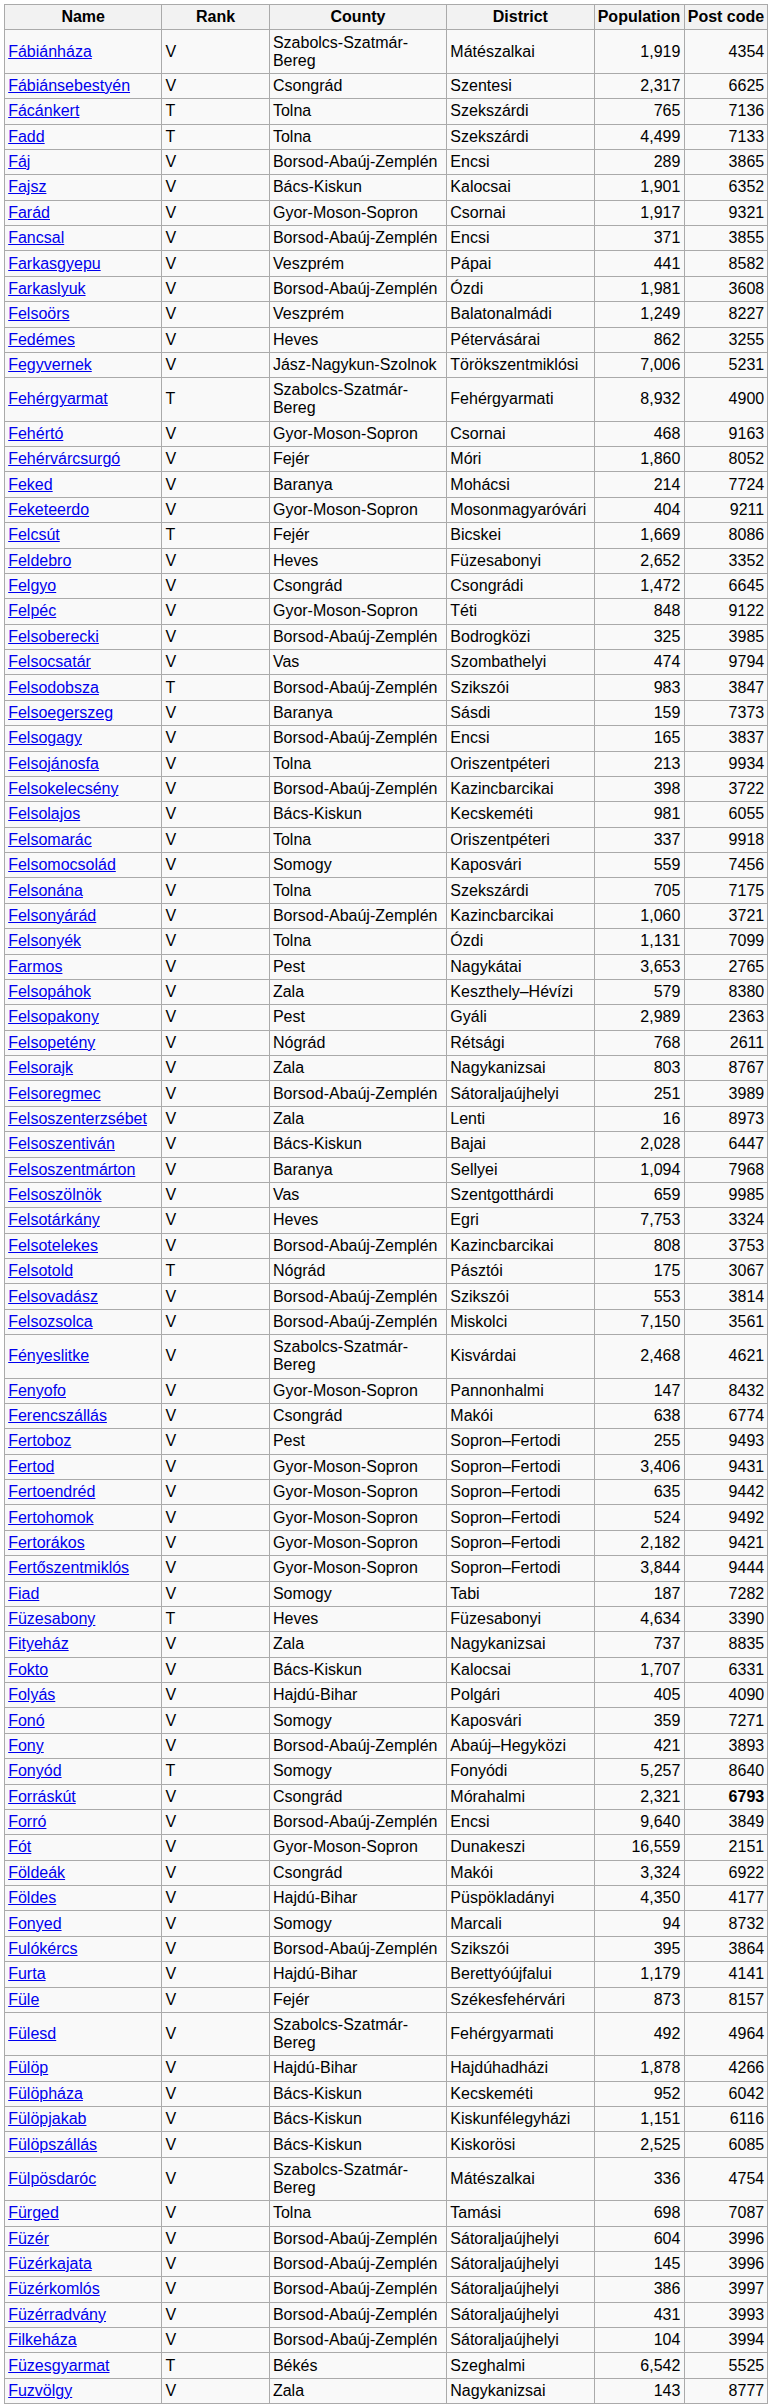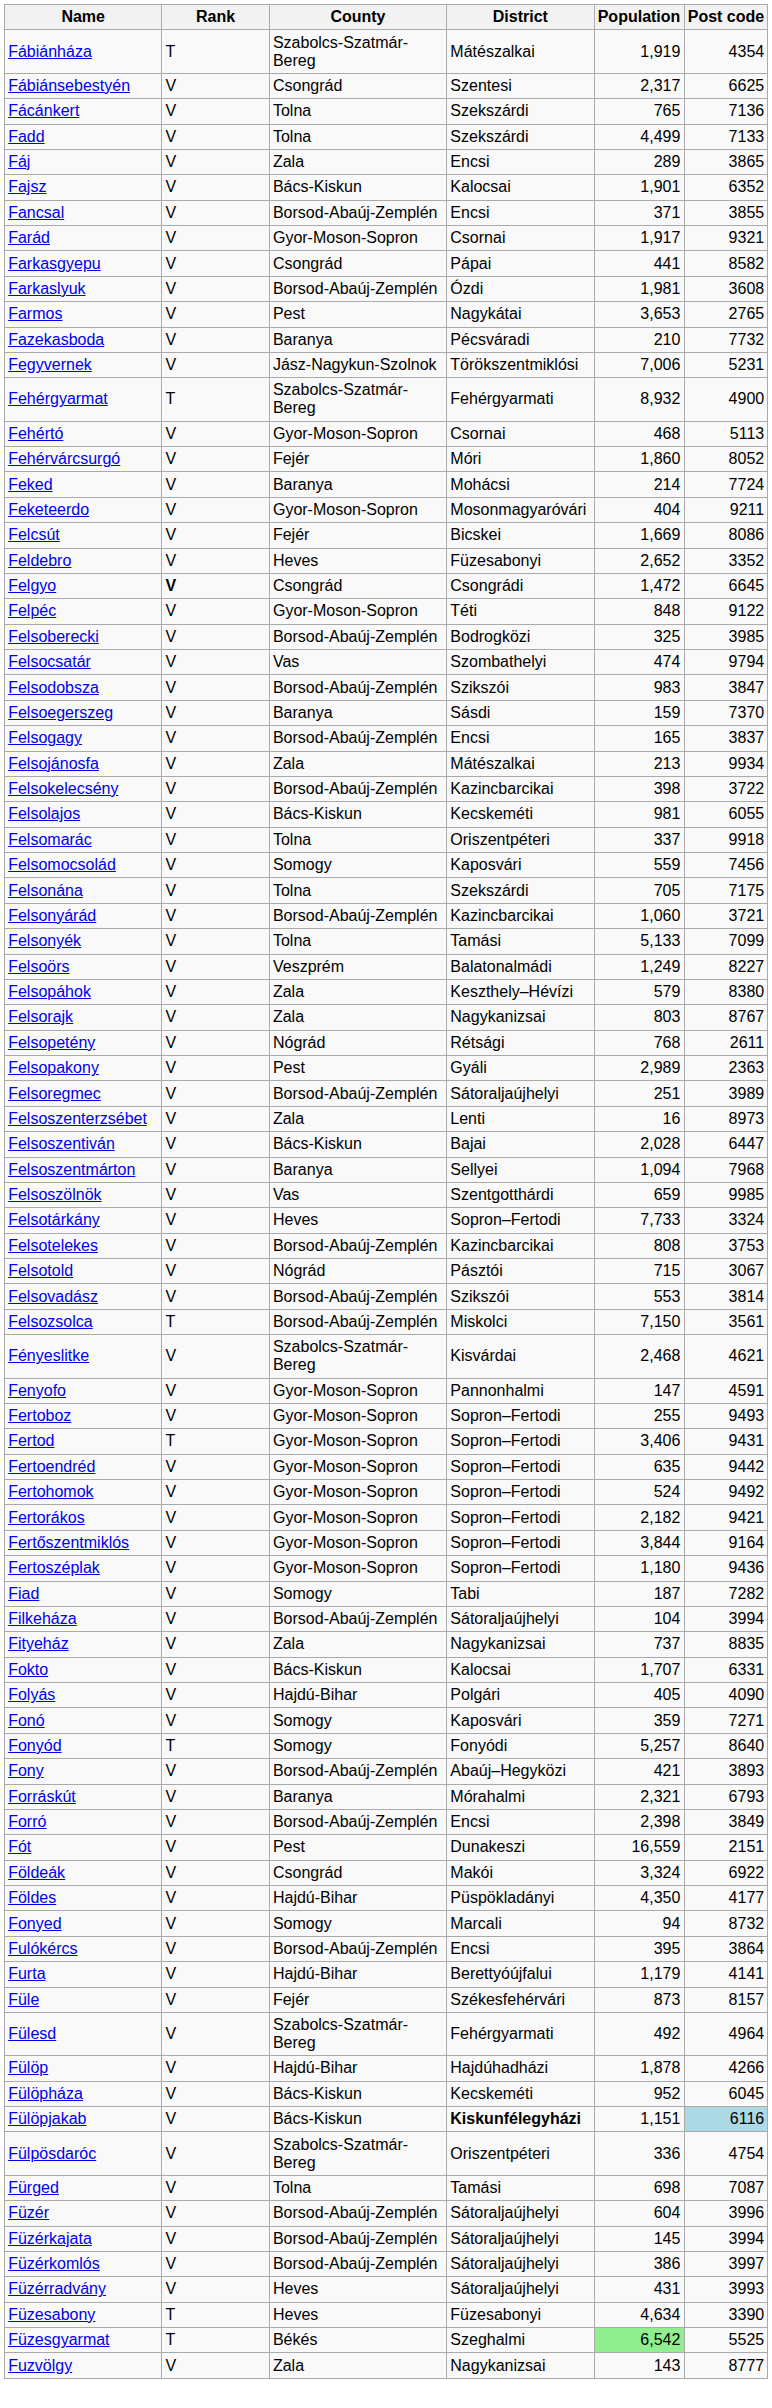(171, 51) V -> (170, 51) T
(170, 111) T -> (171, 111) V
(170, 136) T -> (171, 136) V
(355, 162) Borsod-Abaúj-Zemplén -> (288, 162) Zala
rows swapped: (36, 238) <-> (29, 212)
(309, 263) Veszprém -> (308, 263) Csongrád
rows swapped: (35, 966) <-> (39, 314)
+ row: (56, 339)
- row: (42, 339)
(746, 433) 9163 -> (747, 433) 5113
(170, 535) T -> (171, 535) V
(171, 586) normal -> (171, 586) bold
(170, 687) T -> (171, 687) V
(746, 712) 7373 -> (746, 712) 7370
(292, 763) Tolna -> (288, 763) Zala
(500, 763) Oriszentpéteri -> (493, 763) Mátészalkai
(467, 941) Ózdi -> (476, 941) Tamási
(660, 941) 1,131 -> (660, 941) 5,133
rows swapped: (54, 1017) <-> (41, 1068)
(465, 1220) Egri -> (505, 1220) Sopron–Fertodi
(660, 1220) 7,753 -> (660, 1220) 7,733
(170, 1271) T -> (171, 1271) V
(667, 1271) 175 -> (667, 1271) 715
(171, 1321) V -> (170, 1321) T
(746, 1390) 8432 -> (746, 1390) 4591
- row: (58, 1416)
(289, 1441) Pest -> (345, 1416) Gyor-Moson-Sopron
(171, 1466) V -> (170, 1441) T
(746, 1568) 9444 -> (746, 1542) 9164
+ row: (54, 1568)
rows swapped: (42, 2340) <-> (52, 1619)
rows swapped: (26, 1745) <-> (35, 1771)
(308, 1796) Csongrád -> (303, 1796) Baranya
(746, 1796) bold -> (746, 1796) normal
(660, 1822) 9,640 -> (660, 1822) 2,398
(345, 1847) Gyor-Moson-Sopron -> (289, 1847) Pest
(480, 1948) Szikszói -> (470, 1948) Encsi
(746, 2093) 6042 -> (746, 2093) 6045
(510, 2119) normal -> (516, 2119) bold
(747, 2119) no background -> (747, 2119) lightblue background
- row: (53, 2144)
(493, 2178) Mátészalkai -> (500, 2153) Oriszentpéteri
(746, 2264) 3996 -> (746, 2238) 3994
(355, 2314) Borsod-Abaúj-Zemplén -> (296, 2289) Heves
(660, 2365) no background -> (660, 2340) lightgreen background
